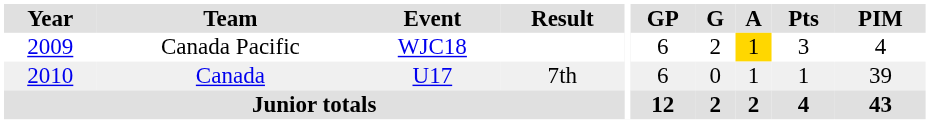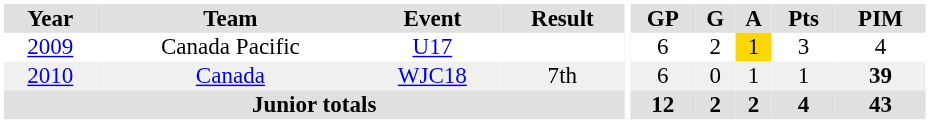(432, 46) WJC18 -> (432, 46) U17
(432, 75) U17 -> (432, 75) WJC18
(880, 75) normal -> (880, 75) bold
